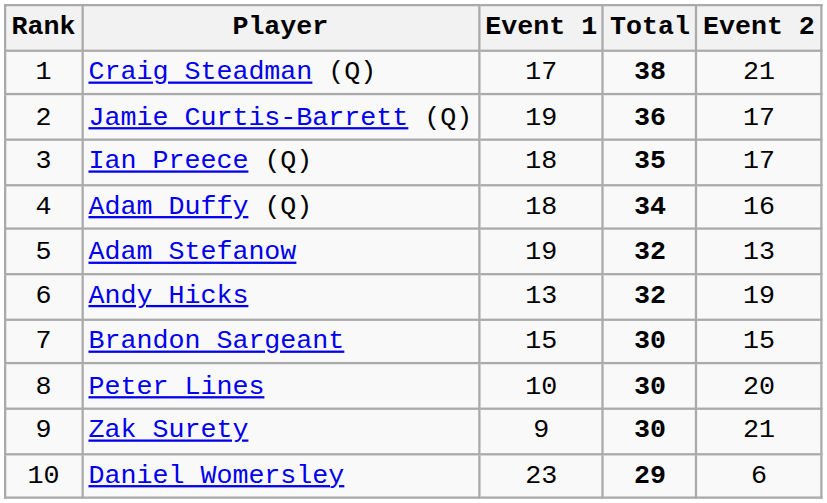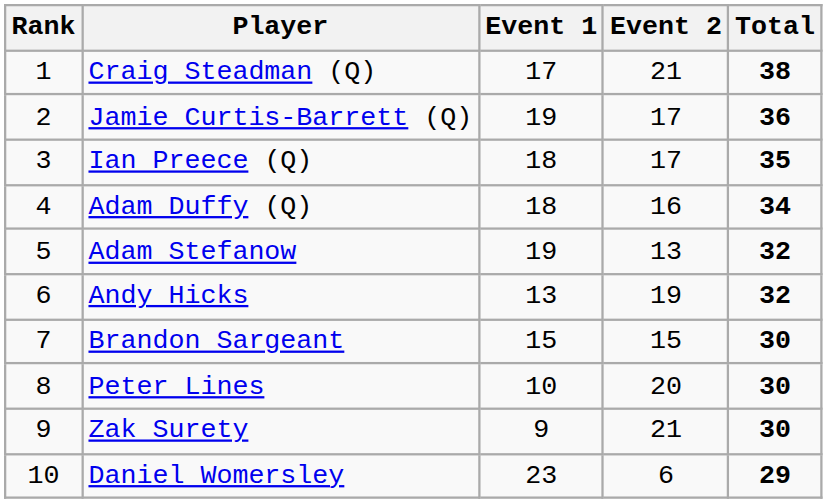columns swapped: (759, 27) <-> (650, 27)
